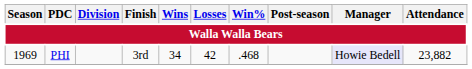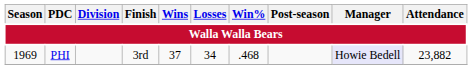(175, 55) 34 -> (175, 55) 37
(210, 55) 42 -> (210, 55) 34
